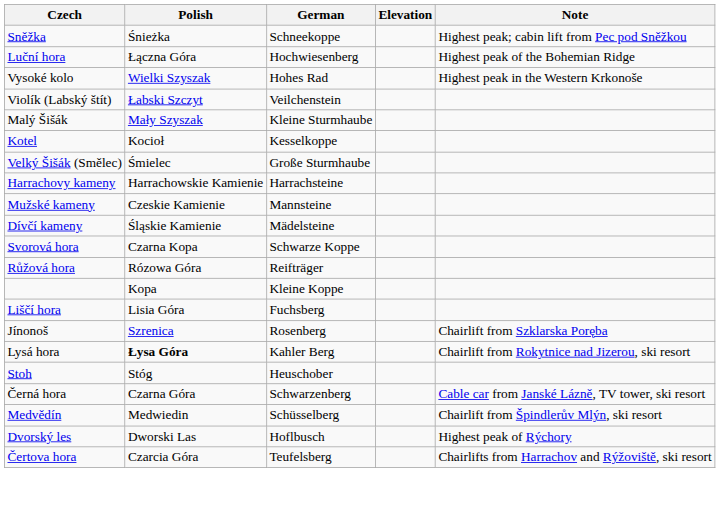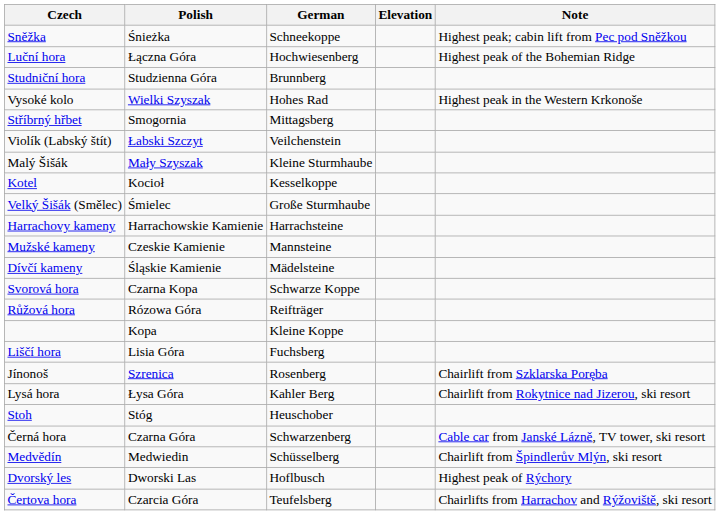+ row: (46, 78)
+ row: (45, 120)
(158, 352) bold -> (156, 394) normal
